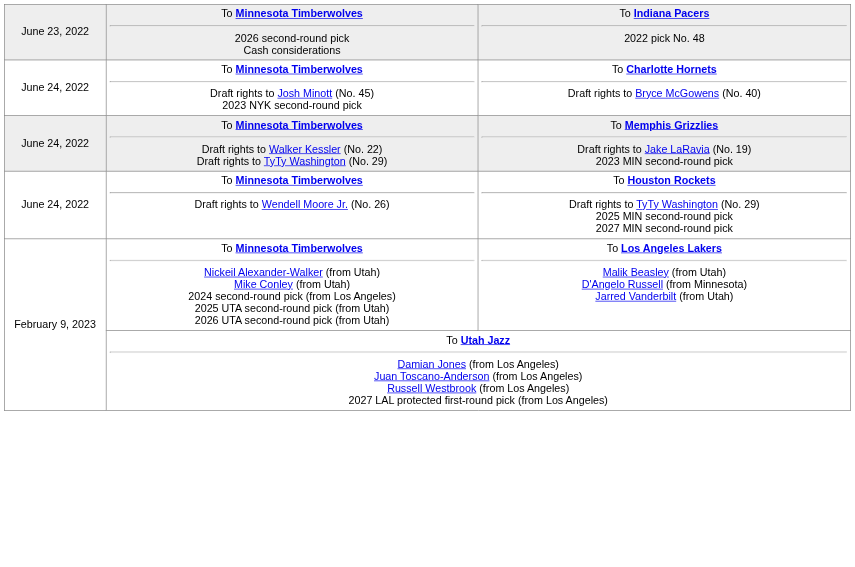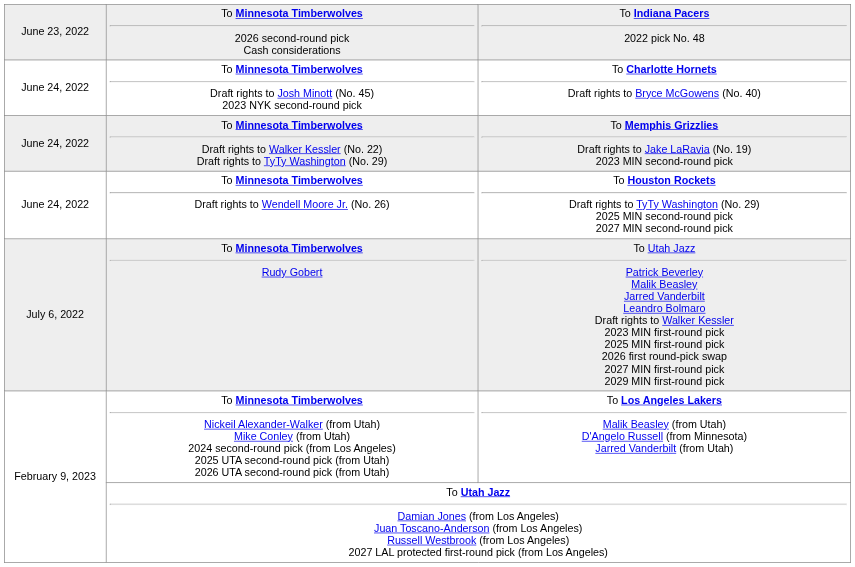+ row: (292, 260)
